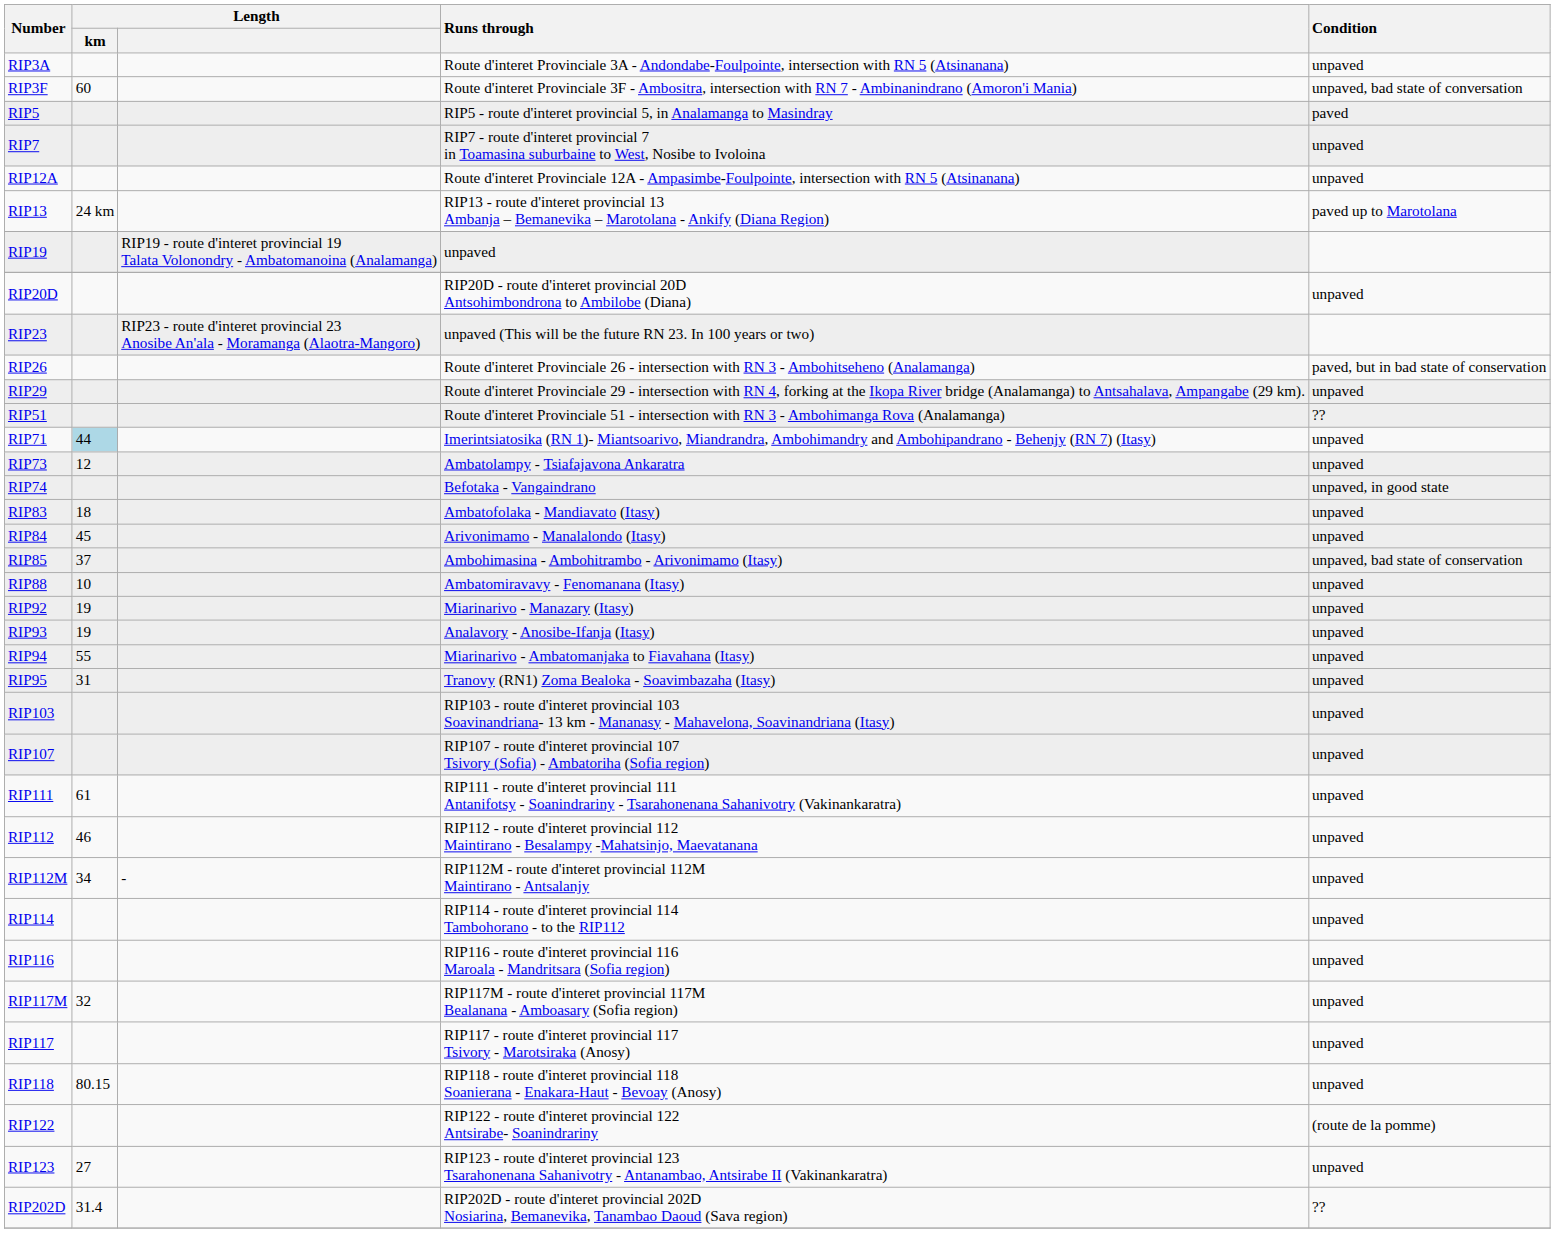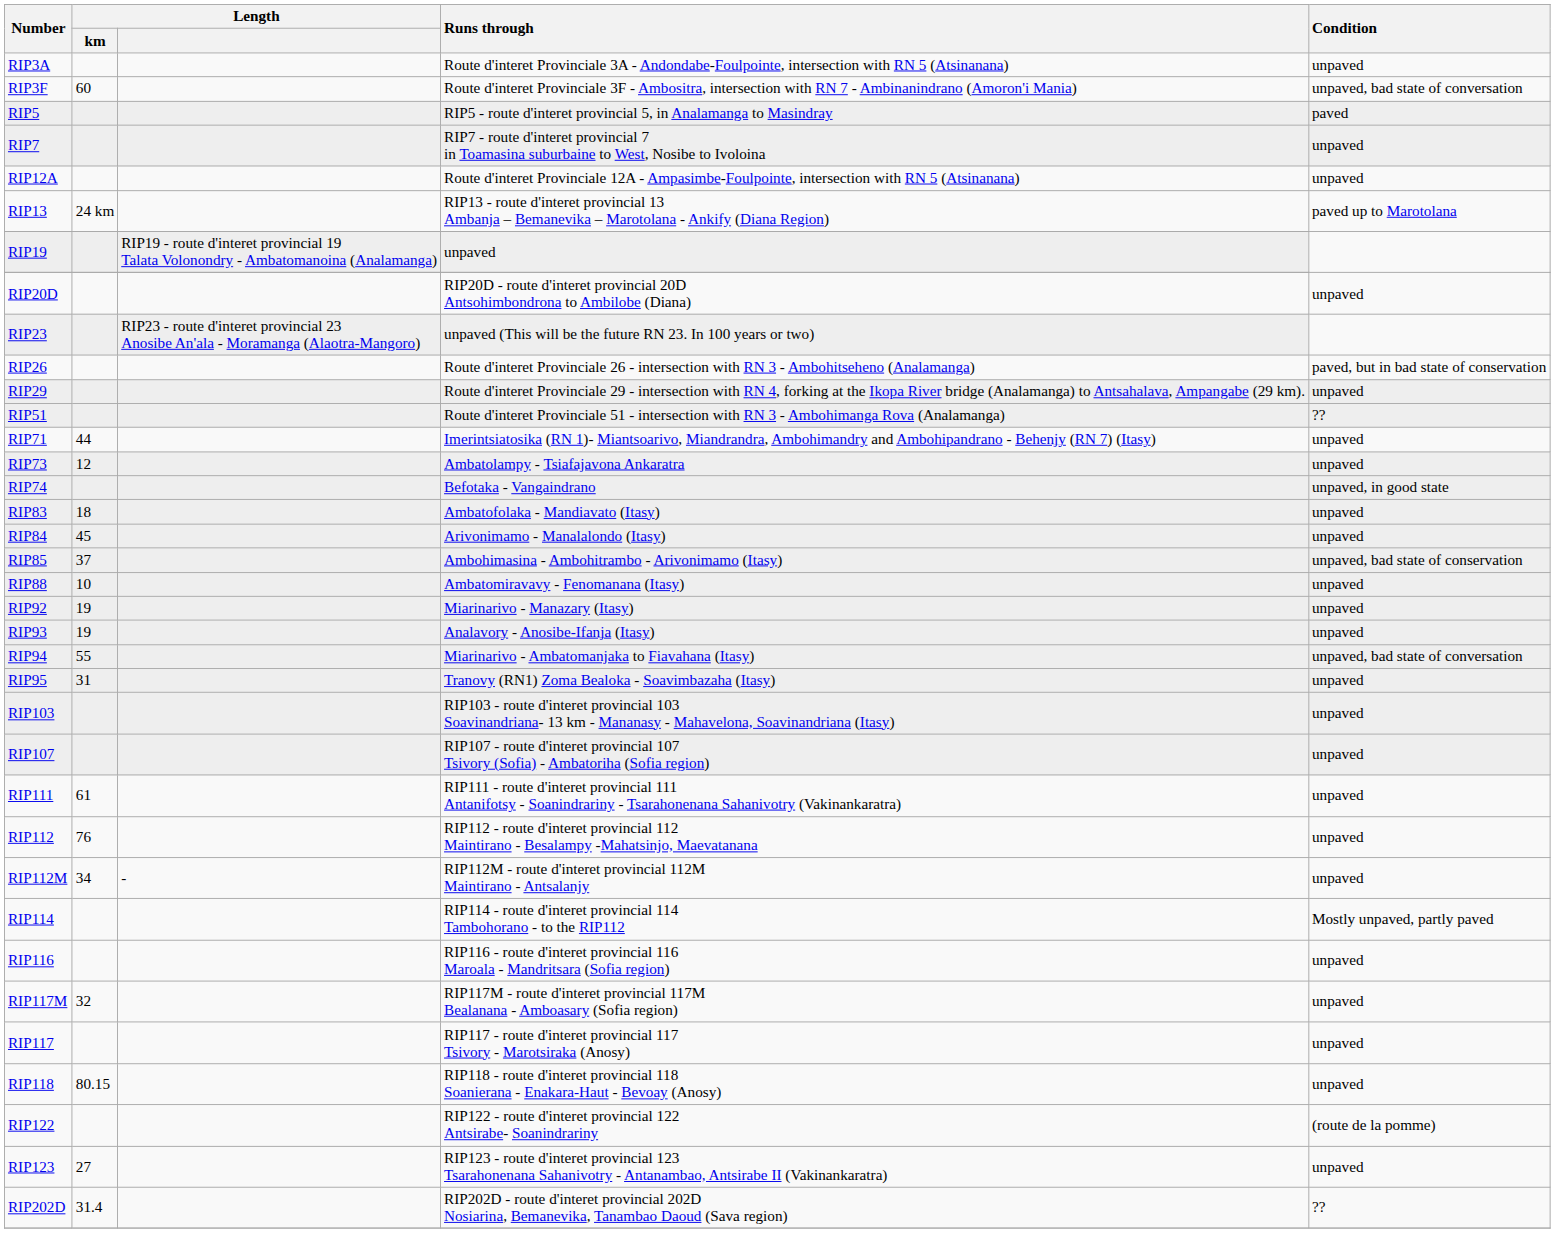(83, 439) lightblue background -> (83, 439) no background
(1338, 656) unpaved -> (1417, 656) unpaved, bad state of conversation
(83, 836) 46 -> (83, 836) 76
(1338, 919) unpaved -> (1403, 919) Mostly unpaved, partly paved
